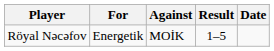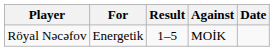columns swapped: (171, 14) <-> (216, 14)
